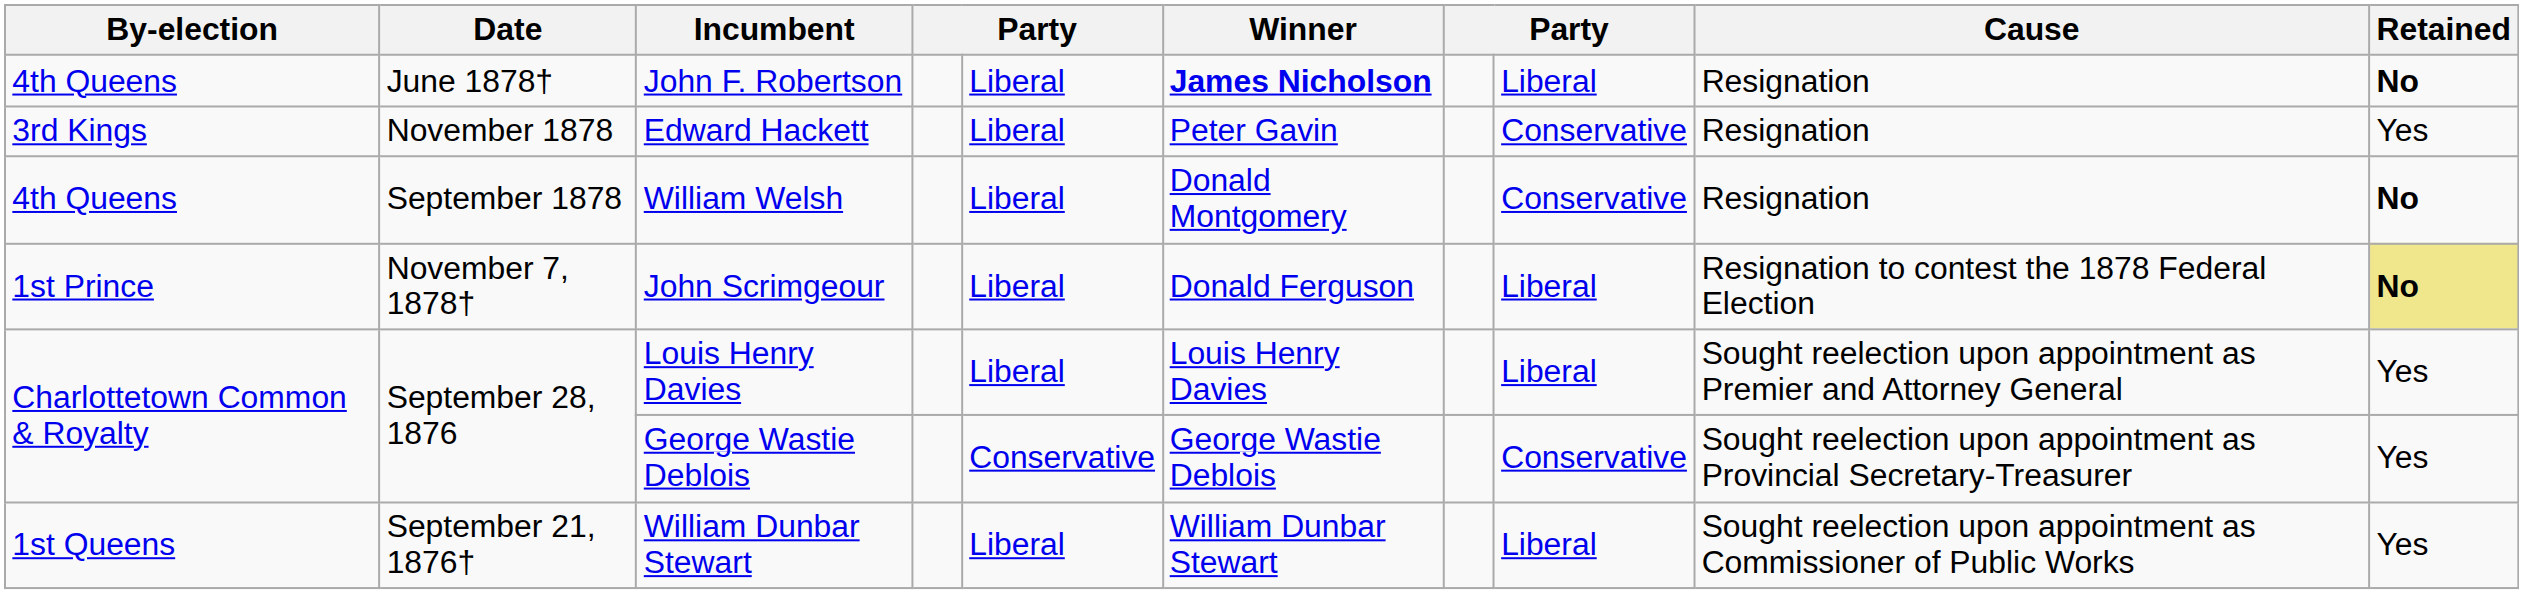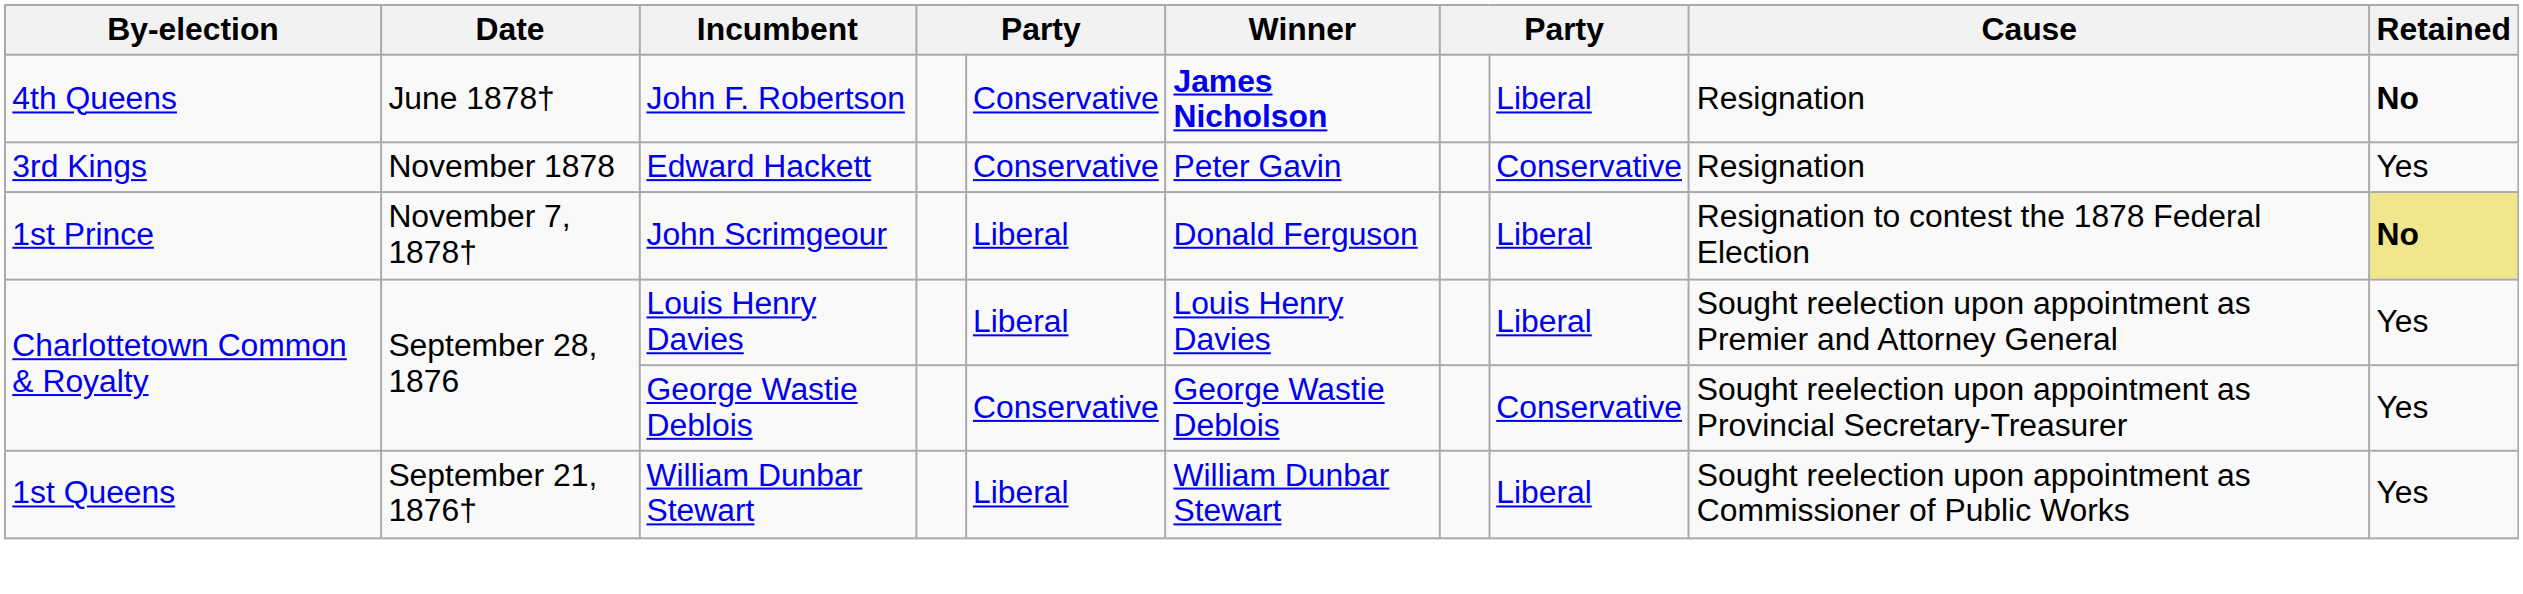(1017, 80) Liberal -> (1066, 98) Conservative
(1017, 130) Liberal -> (1066, 166) Conservative
- row: (743, 199)
